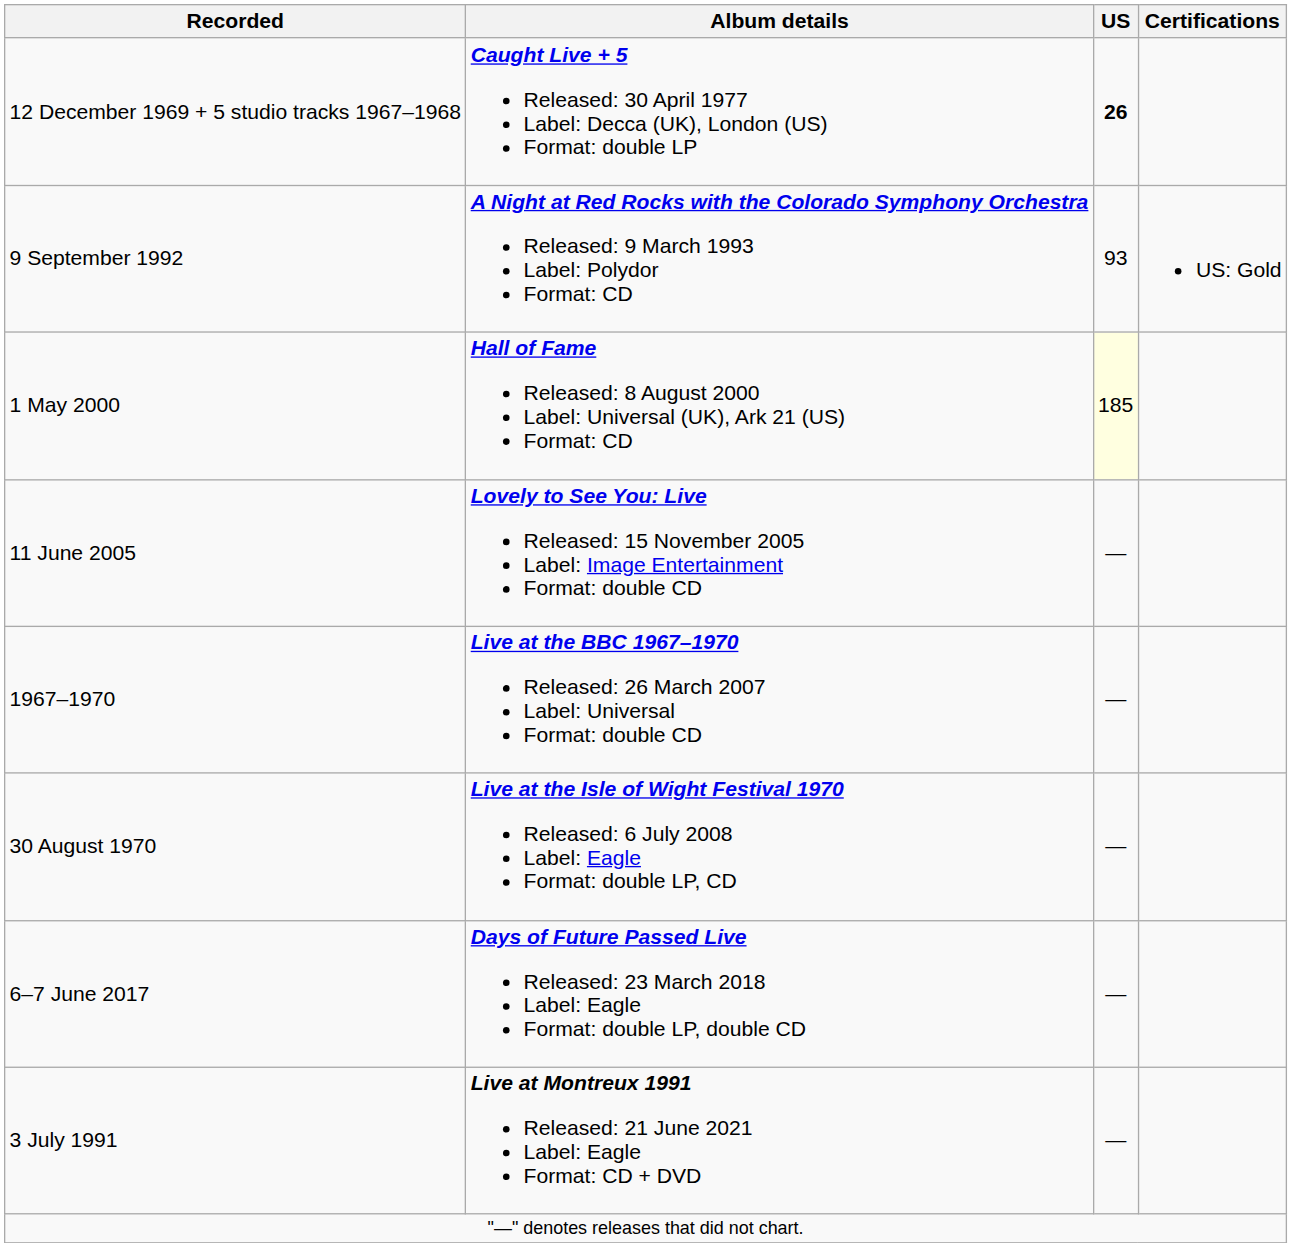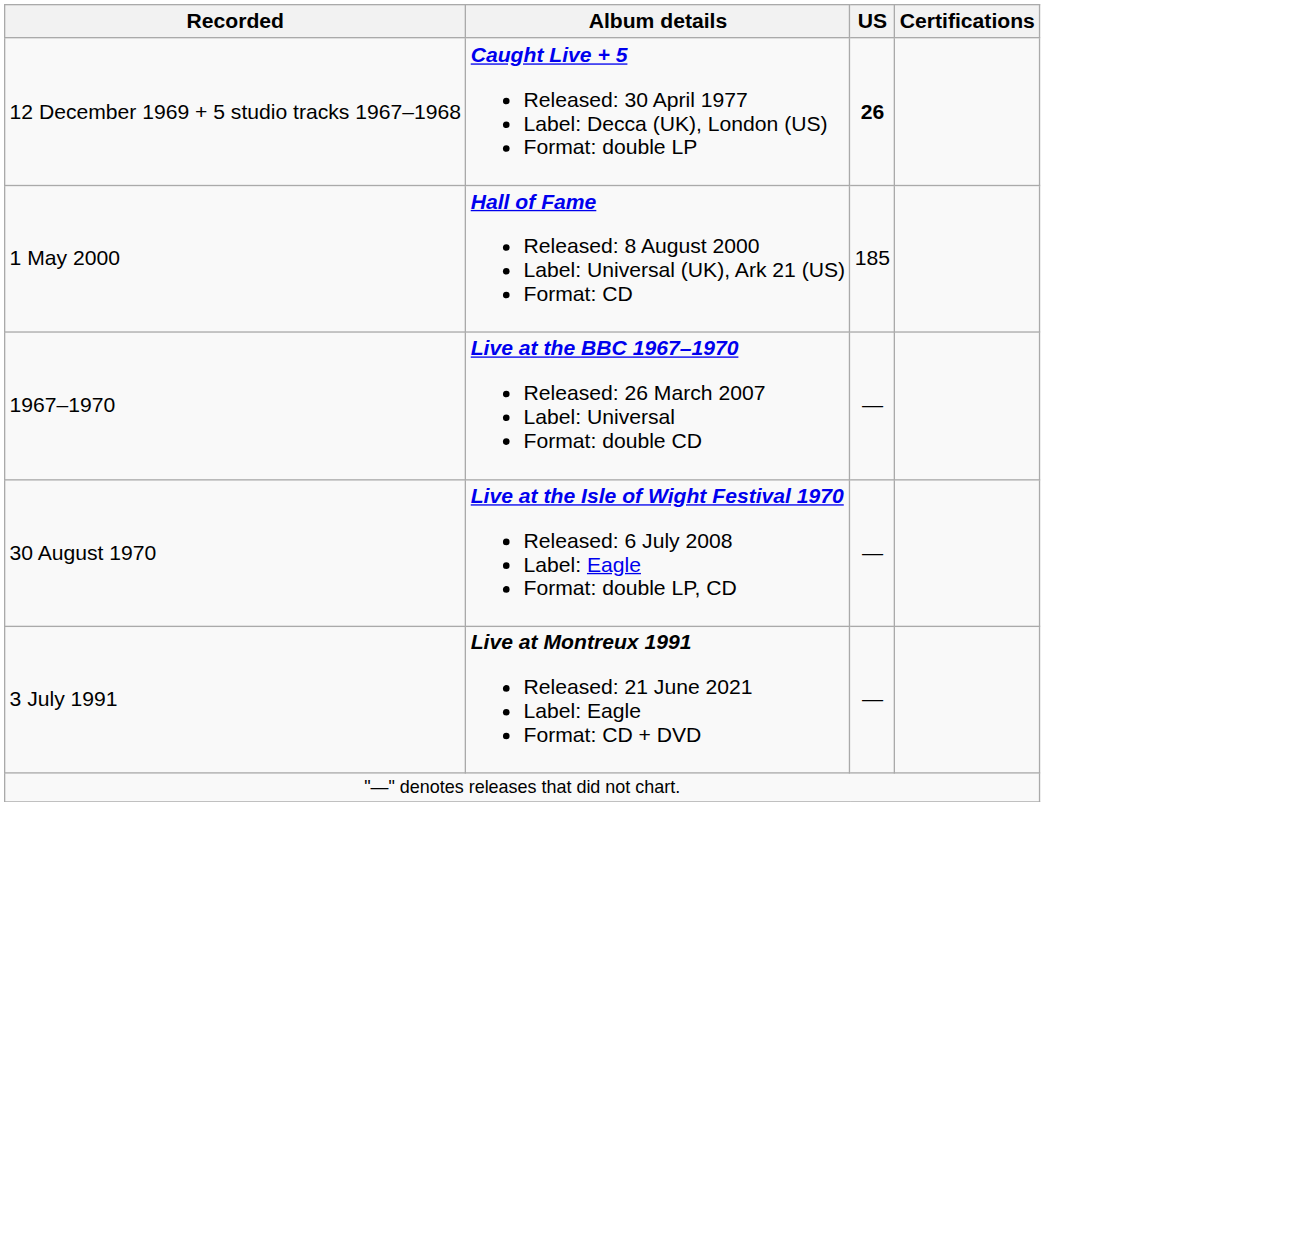- row: (96, 258)
(1116, 405) lightyellow background -> (872, 258) no background
- row: (73, 552)
- row: (79, 993)
